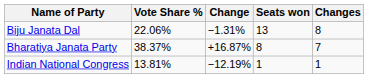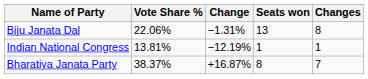rows swapped: (62, 47) <-> (68, 64)
